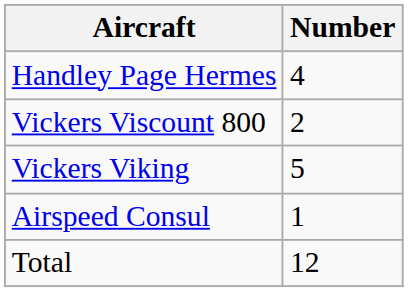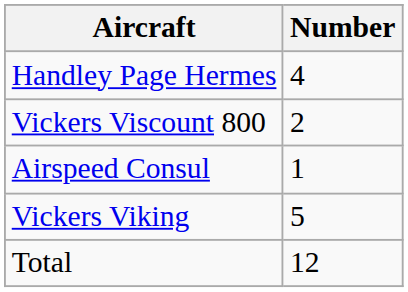rows swapped: (101, 168) <-> (111, 215)
